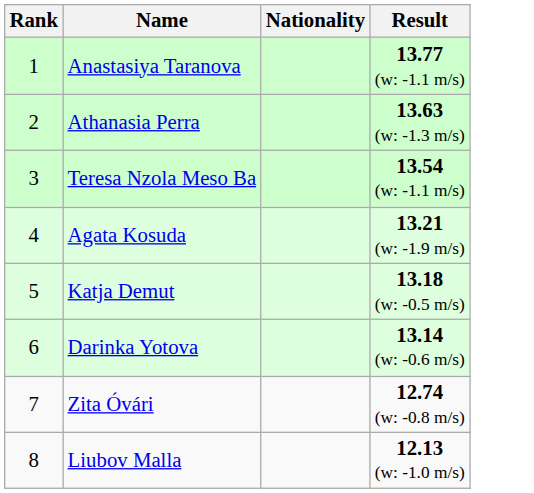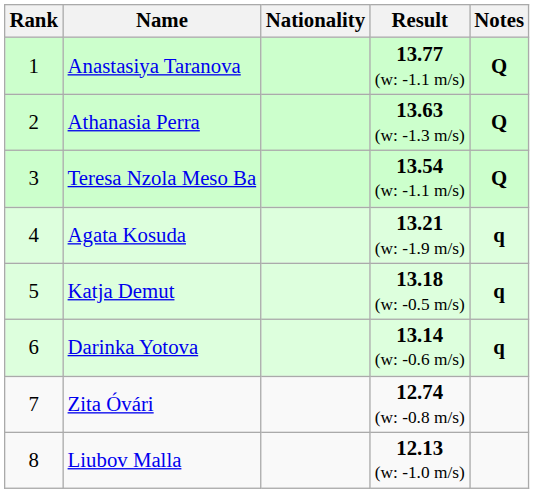+ column: (499, 20)
